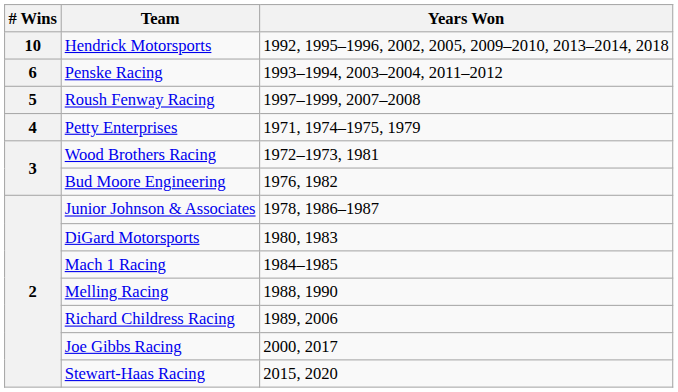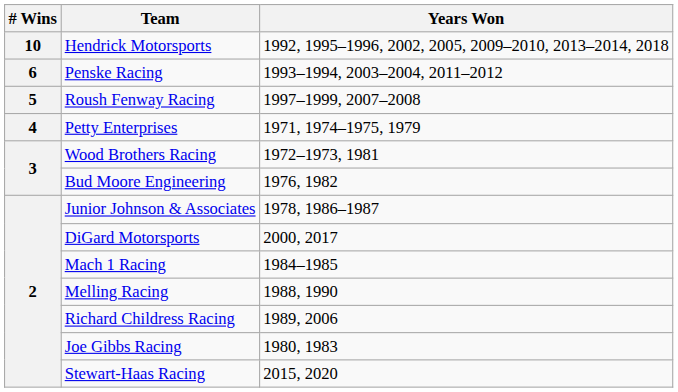(301, 236) 1980, 1983 -> (301, 236) 2000, 2017
(301, 346) 2000, 2017 -> (301, 346) 1980, 1983
